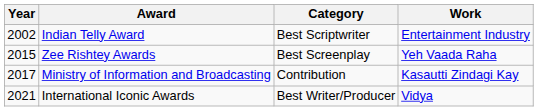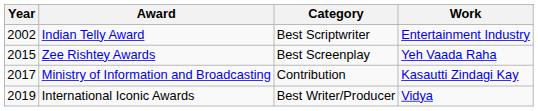(22, 95) 2021 -> (22, 95) 2019
